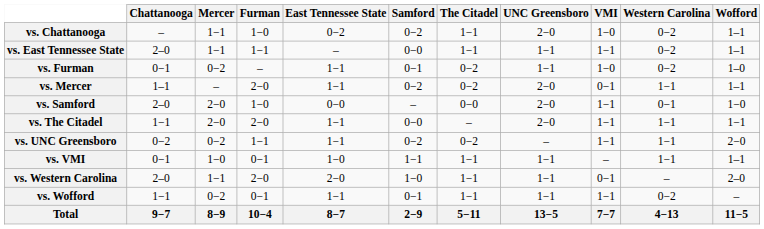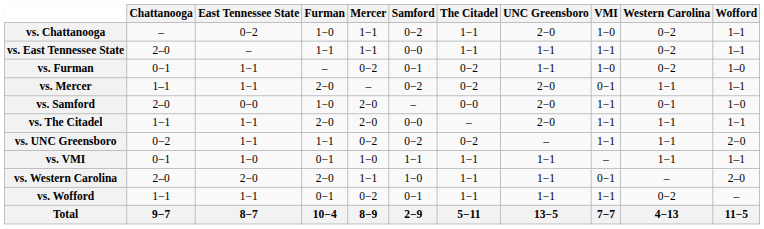columns swapped: (336, 13) <-> (216, 13)
